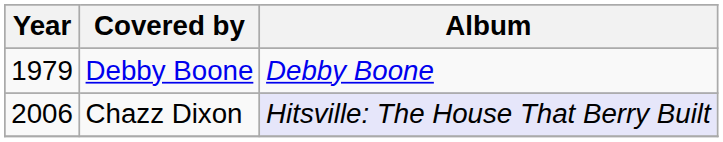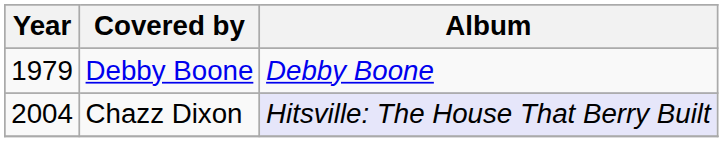(42, 114) 2006 -> (42, 114) 2004
